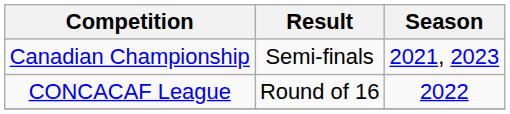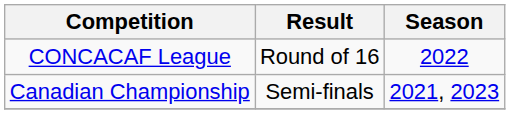rows swapped: (130, 56) <-> (130, 91)
